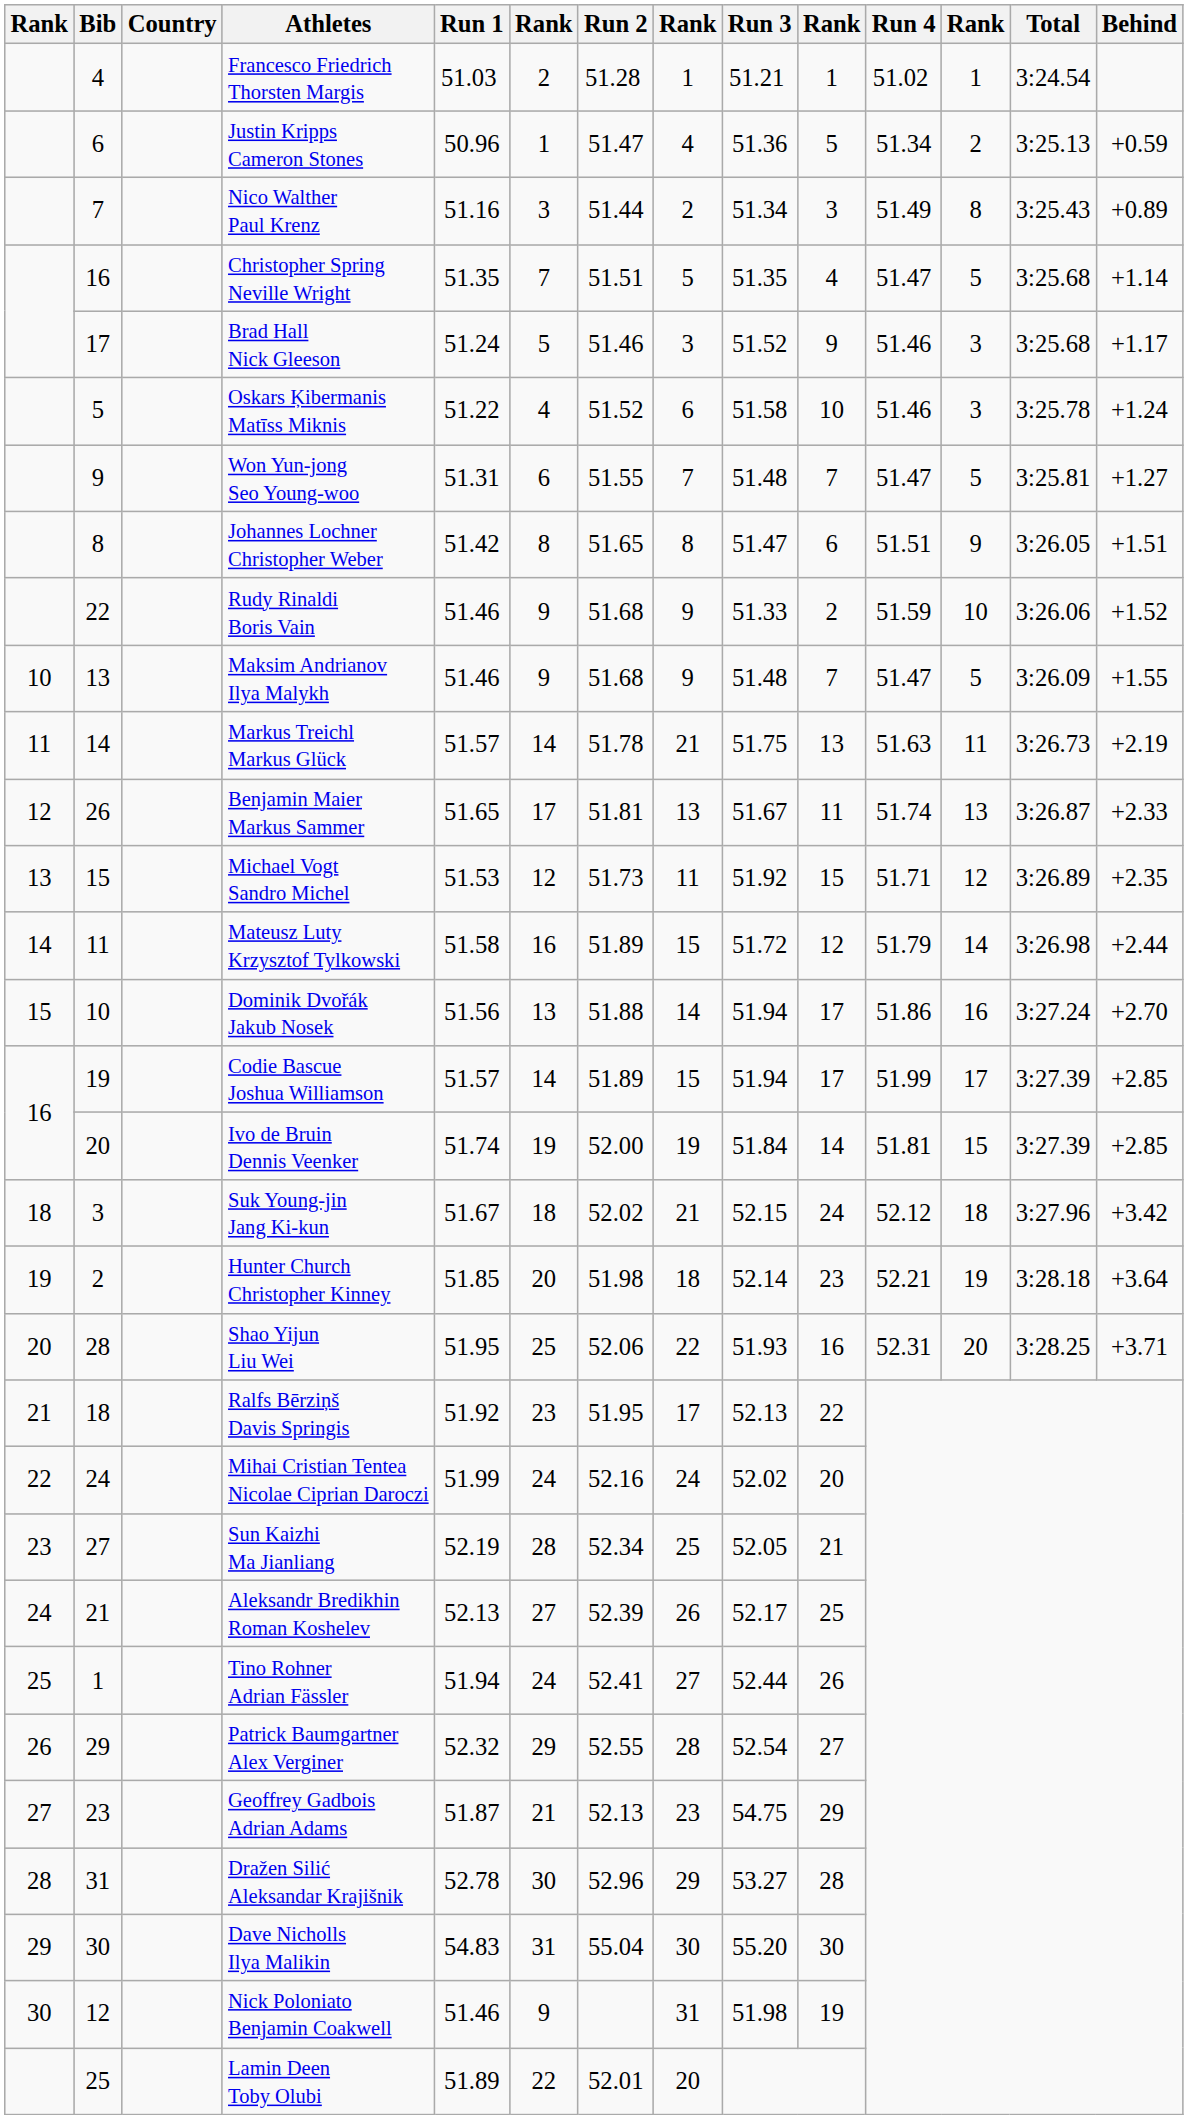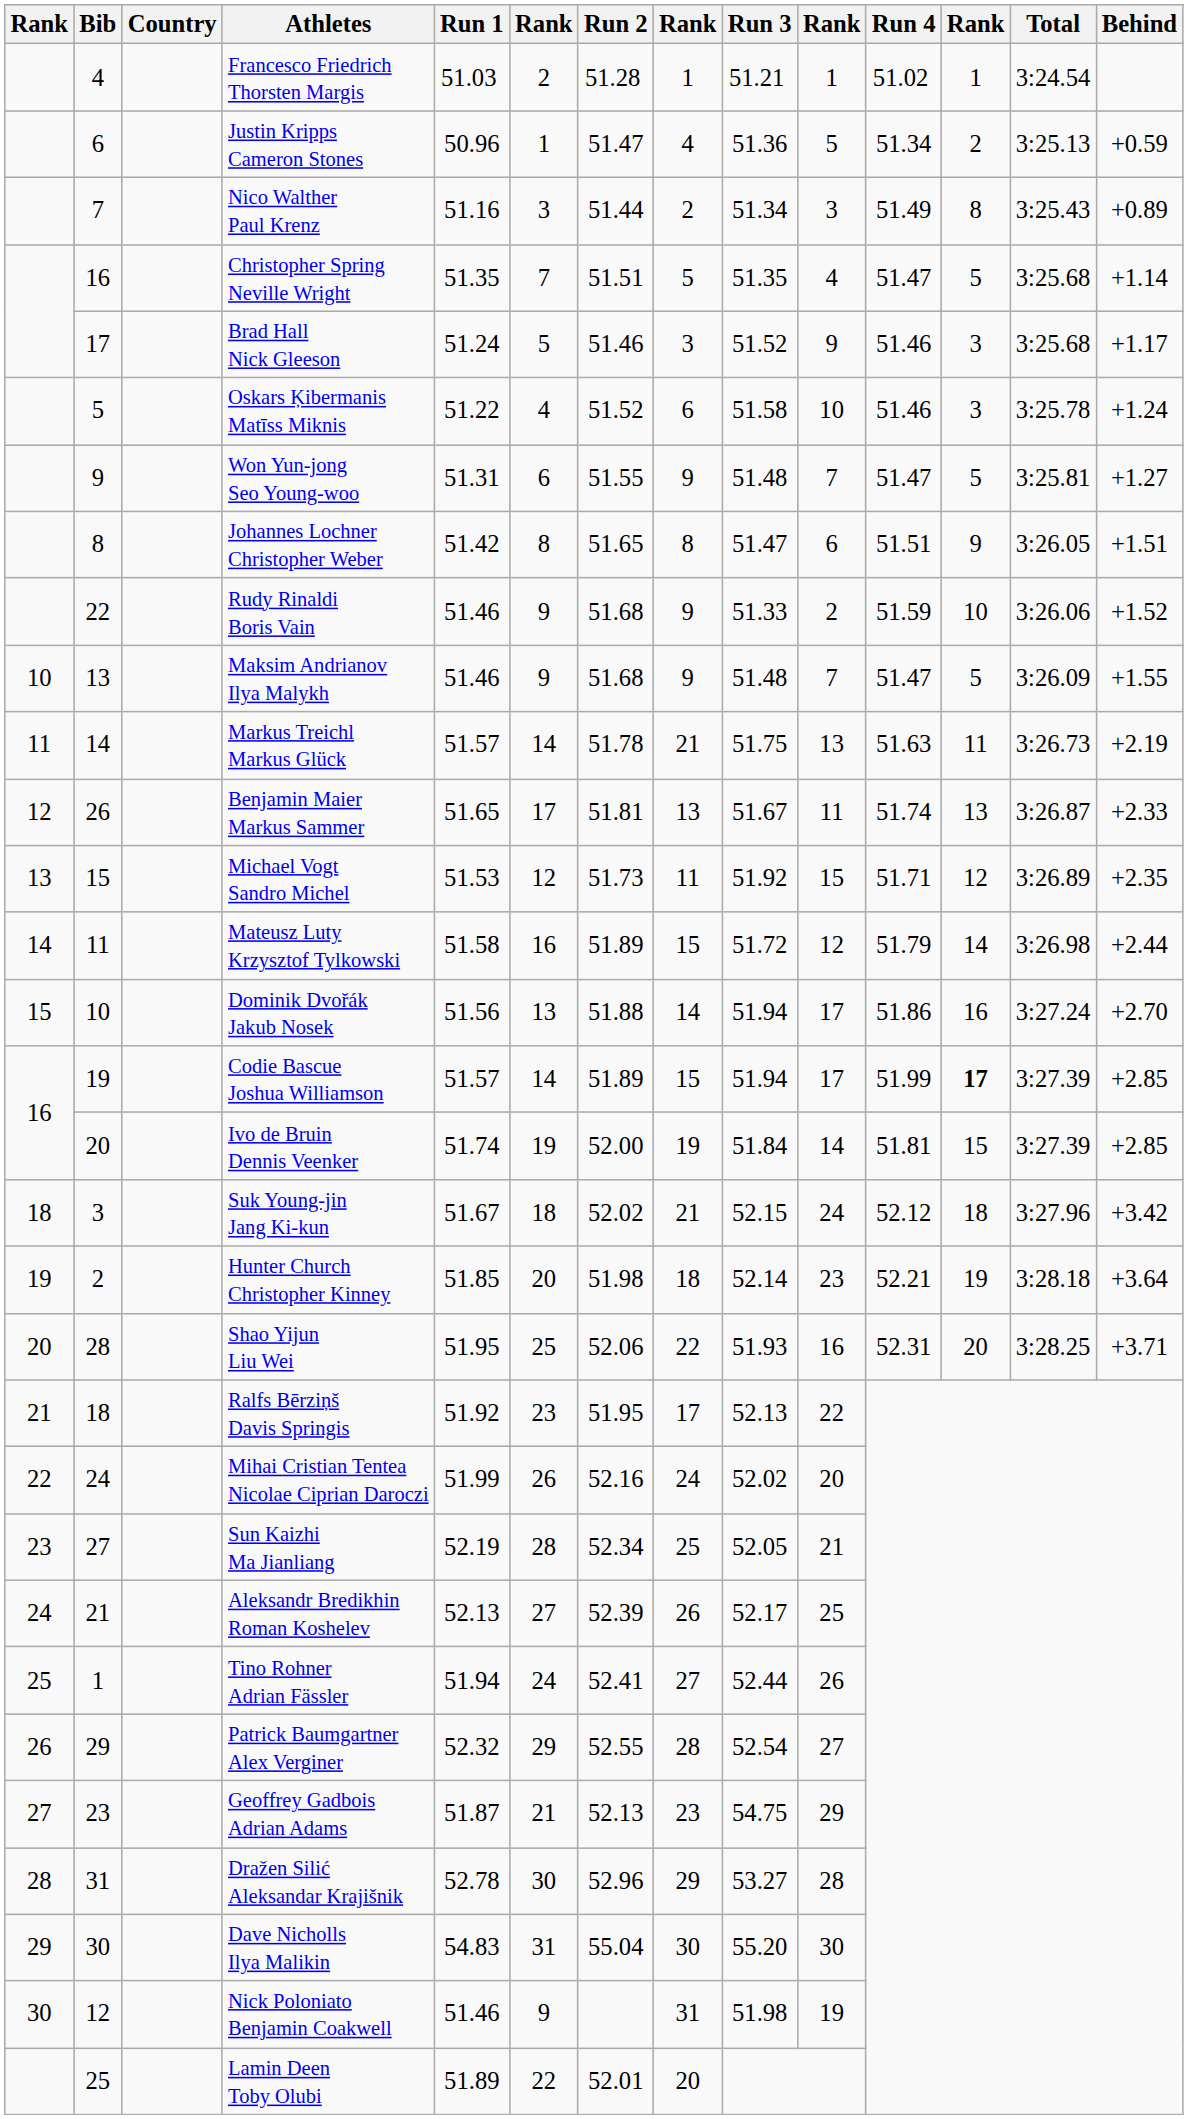(688, 477) 7 -> (688, 477) 9
(976, 1078) normal -> (976, 1078) bold
(544, 1479) 24 -> (544, 1479) 26
